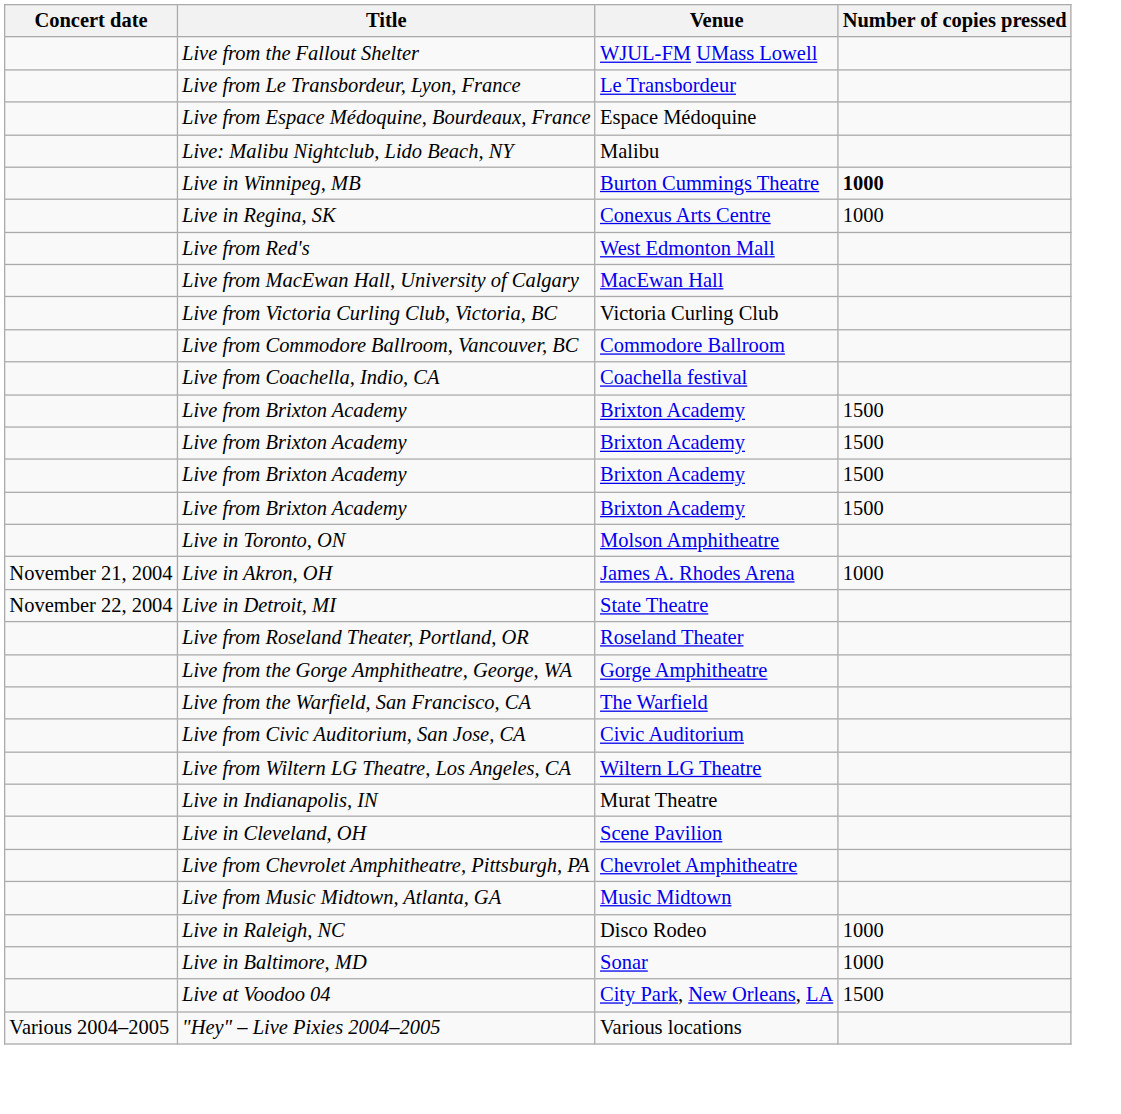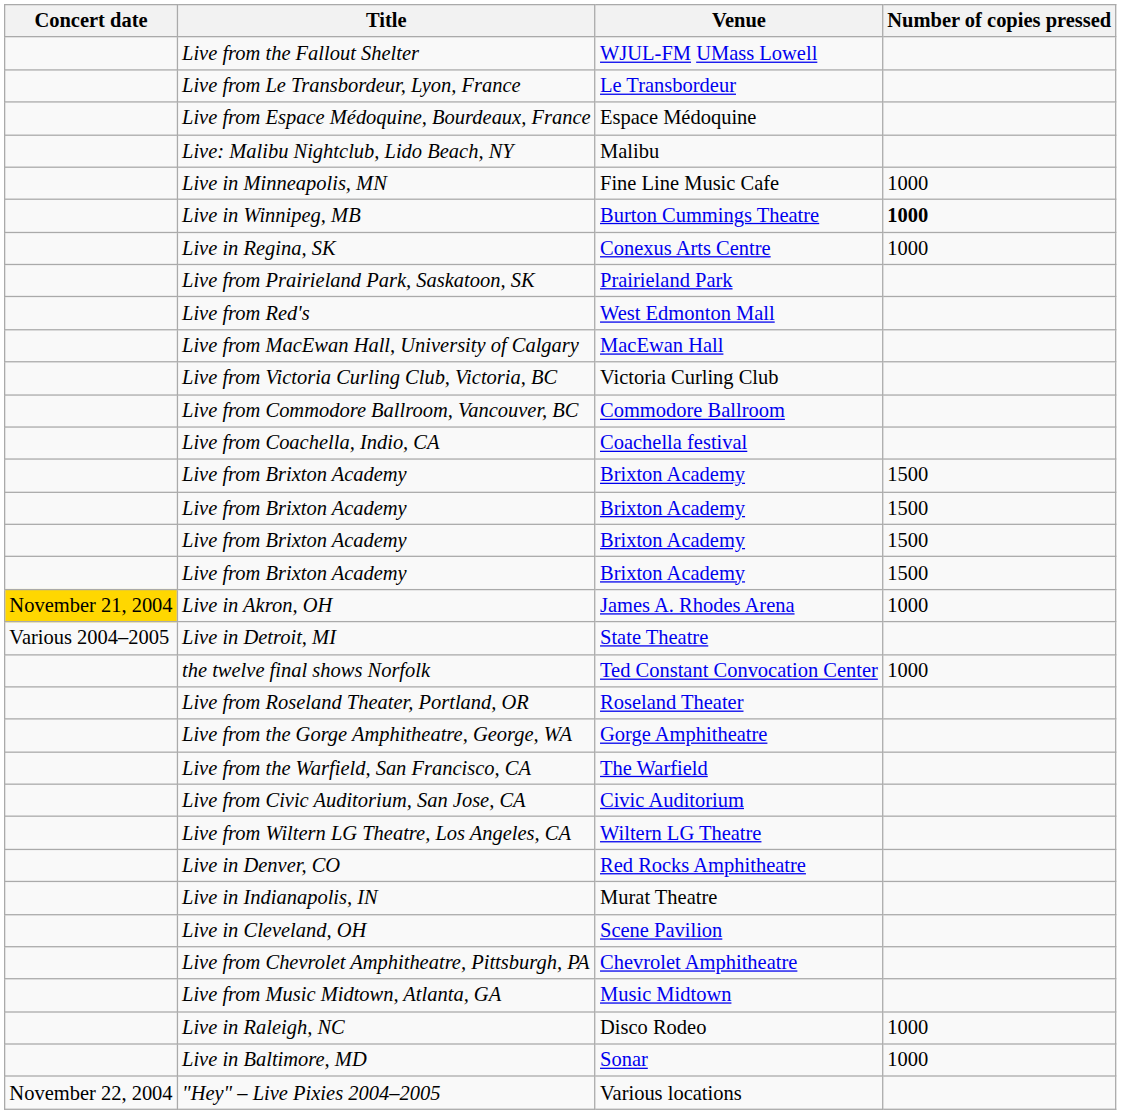+ row: (284, 183)
+ row: (358, 280)
- row: (264, 540)
(91, 572) no background -> (91, 605) gold background
(91, 605) November 22, 2004 -> (89, 637) Various 2004–2005
+ row: (306, 670)
+ row: (261, 865)
- row: (256, 995)
(89, 1027) Various 2004–2005 -> (91, 1092) November 22, 2004
